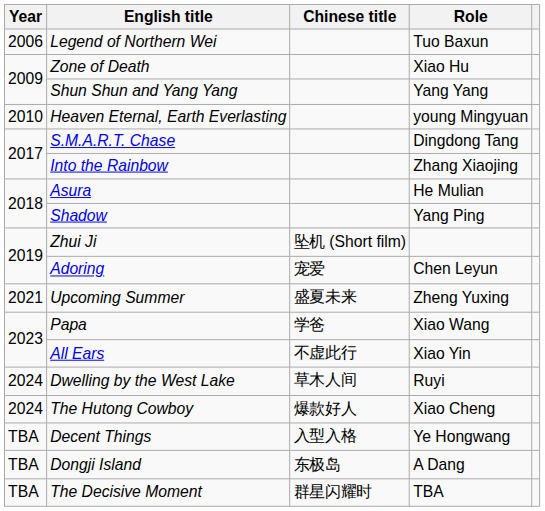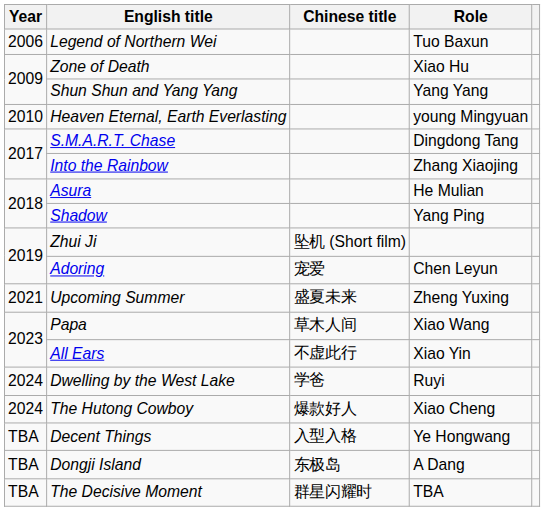(309, 325) 学爸 -> (325, 325) 草木人间
(325, 380) 草木人间 -> (309, 380) 学爸
